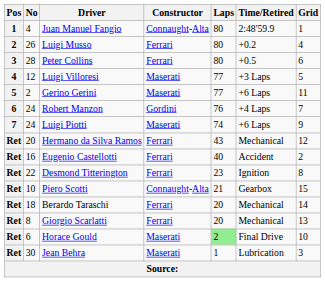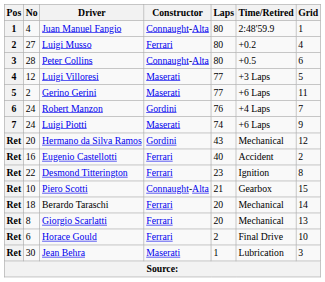(31, 44) 26 -> (31, 44) 27
(159, 60) Ferrari -> (178, 60) Connaught-Alta
(159, 141) Ferrari -> (161, 141) Gordini
(163, 237) Maserati -> (159, 237) Ferrari
(216, 237) lightgreen background -> (216, 237) no background
